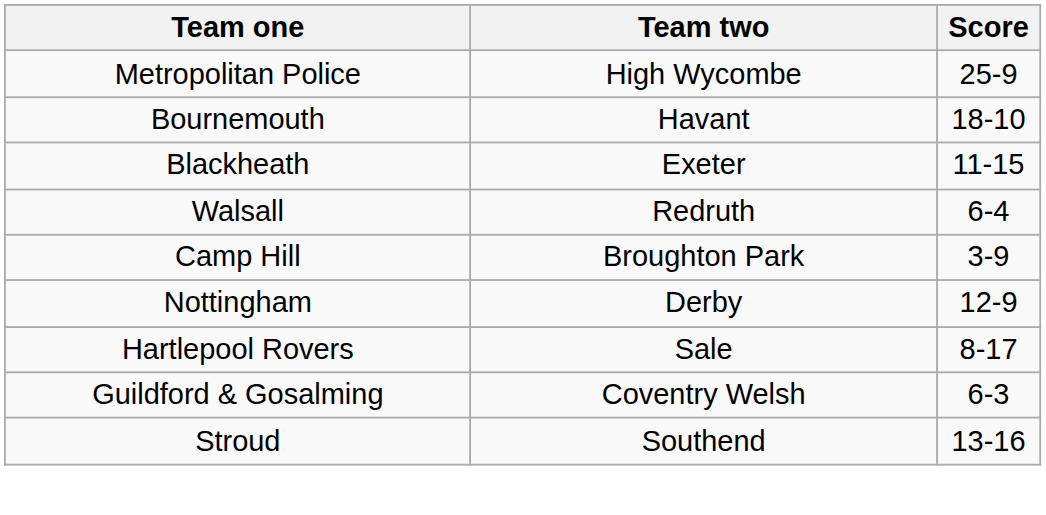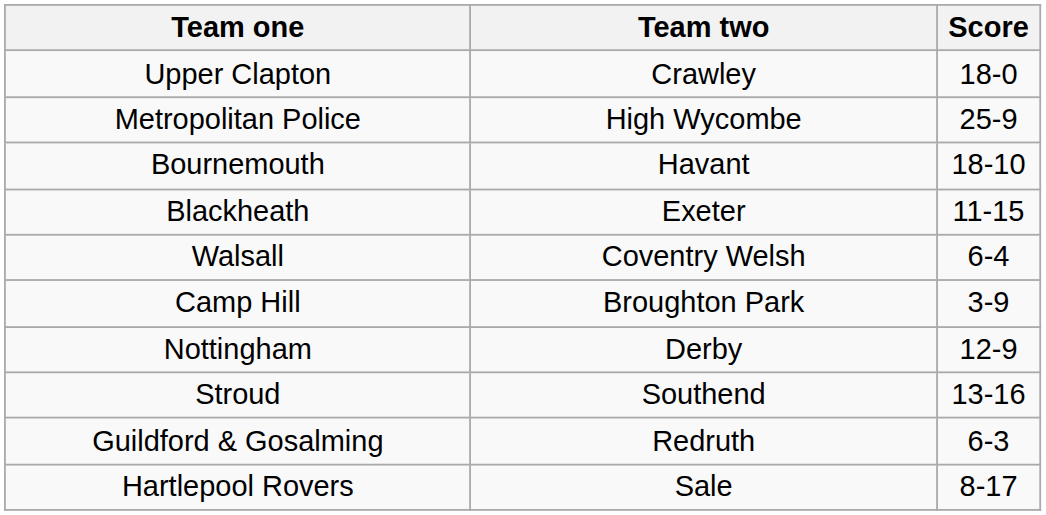+ row: (238, 73)
(704, 211) Redruth -> (704, 257) Coventry Welsh
rows swapped: (238, 348) <-> (238, 440)
(704, 394) Coventry Welsh -> (704, 440) Redruth
